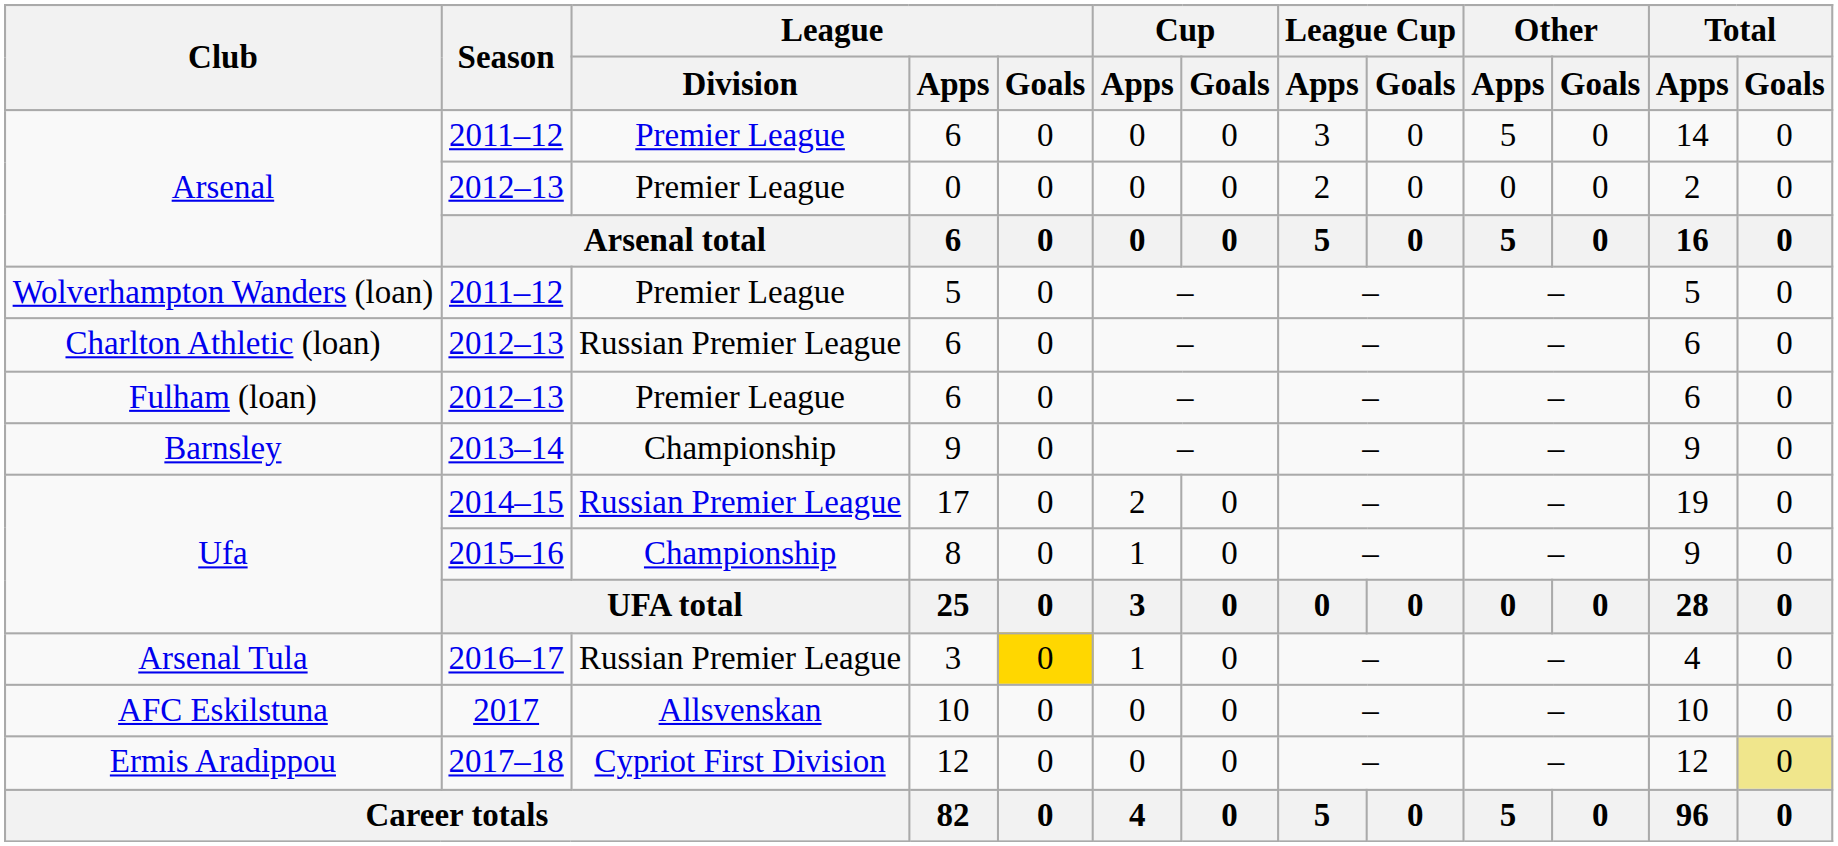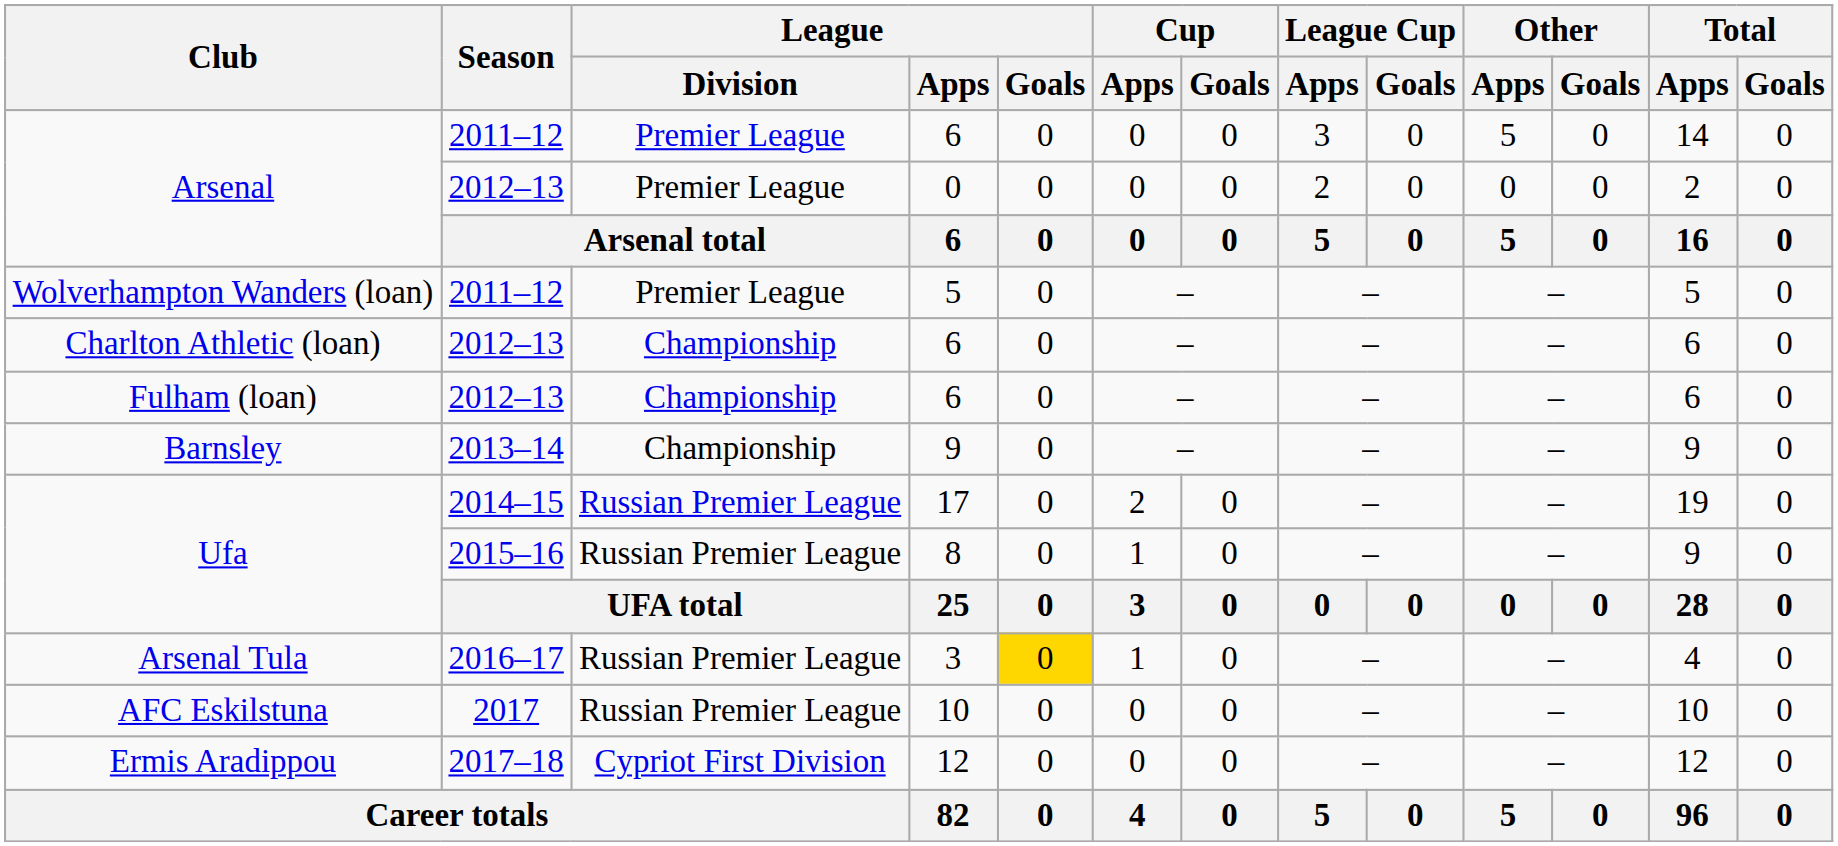(740, 344) Russian Premier League -> (740, 344) Championship
(740, 396) Premier League -> (740, 396) Championship
(740, 553) Championship -> (740, 553) Russian Premier League
(740, 710) Allsvenskan -> (740, 710) Russian Premier League
(1784, 762) khaki background -> (1784, 762) no background
